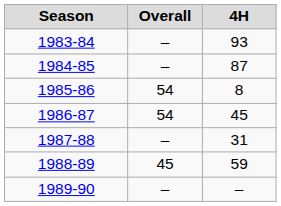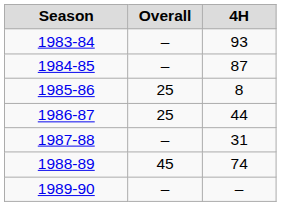(165, 90) 54 -> (165, 90) 25
(165, 115) 54 -> (165, 115) 25
(239, 115) 45 -> (239, 115) 44
(239, 164) 59 -> (239, 164) 74
